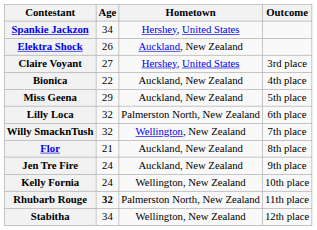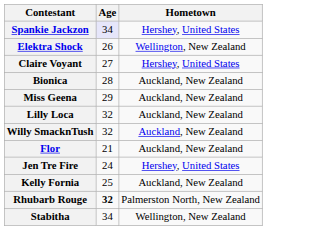- column: (287, 13)
(107, 30) no background -> (107, 30) lavender background
(191, 47) Auckland, New Zealand -> (191, 47) Wellington, New Zealand
(107, 81) 22 -> (107, 81) 28
(191, 115) Palmerston North, New Zealand -> (191, 115) Auckland, New Zealand
(191, 132) Wellington, New Zealand -> (191, 132) Auckland, New Zealand
(191, 166) Auckland, New Zealand -> (191, 166) Hershey, United States
(107, 183) 24 -> (107, 183) 25
(191, 183) Wellington, New Zealand -> (191, 183) Auckland, New Zealand
